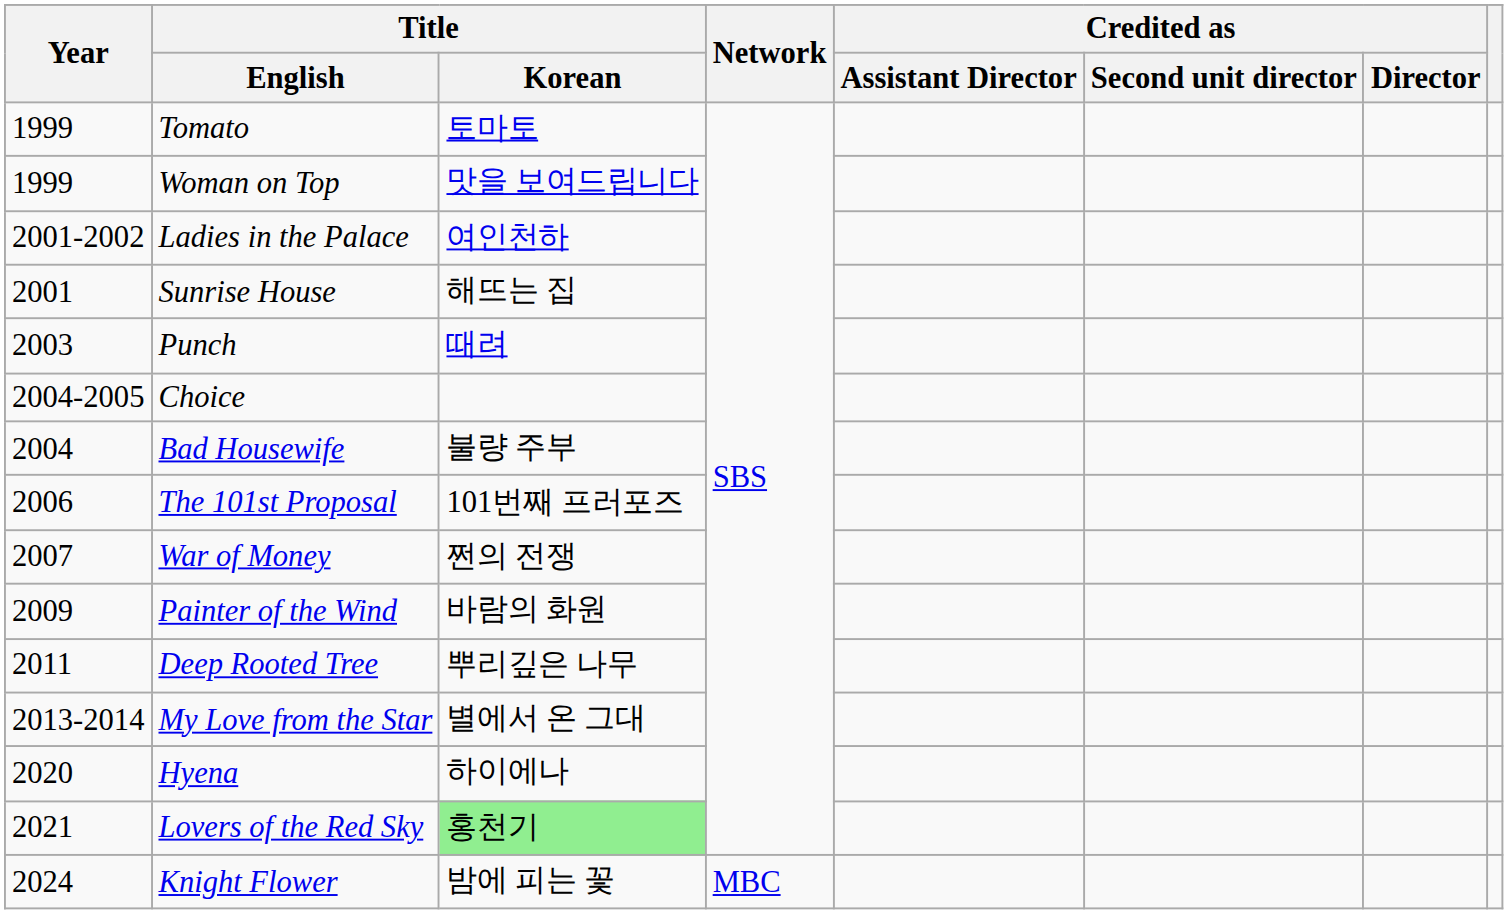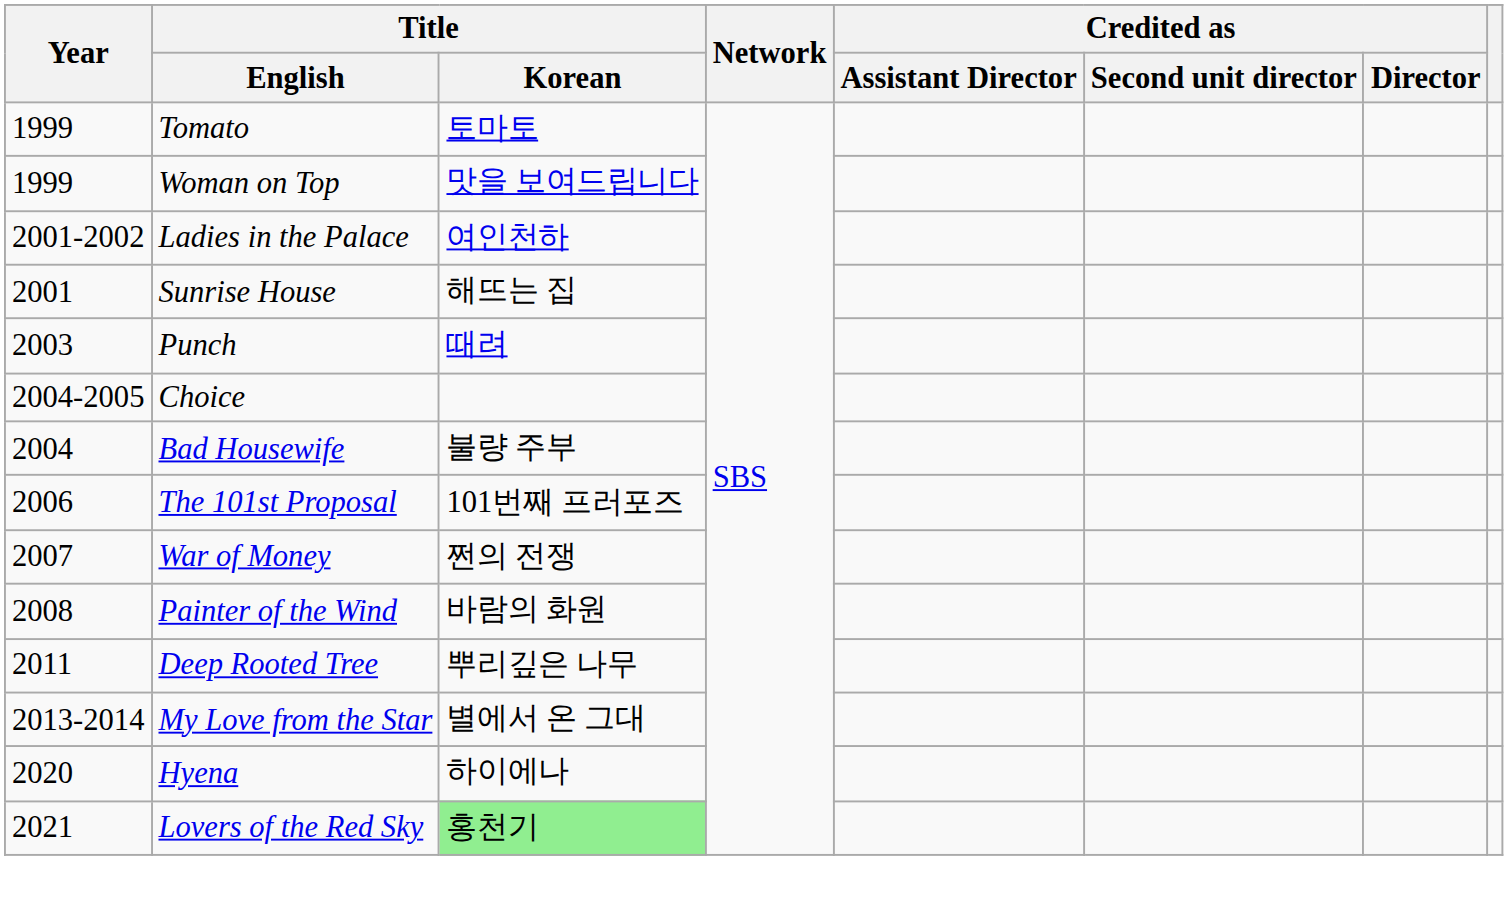(43, 610) 2009 -> (43, 610) 2008
- row: (248, 881)
